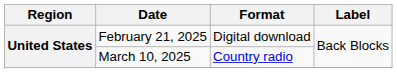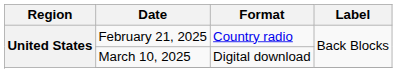(262, 36) Digital download -> (253, 36) Country radio
(253, 57) Country radio -> (262, 57) Digital download
